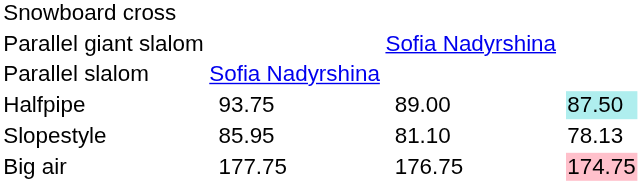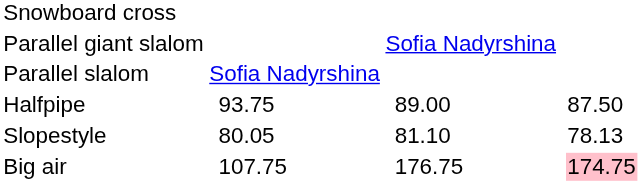(595, 104) paleturquoise background -> (595, 104) no background
(247, 135) 85.95 -> (247, 135) 80.05
(253, 166) 177.75 -> (253, 166) 107.75
